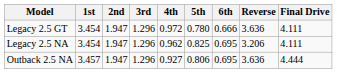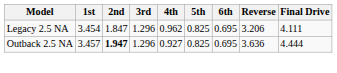- row: (37, 28)
(116, 44) 1.947 -> (116, 28) 1.847
(116, 60) normal -> (116, 44) bold
(198, 60) 0.806 -> (198, 44) 0.825
